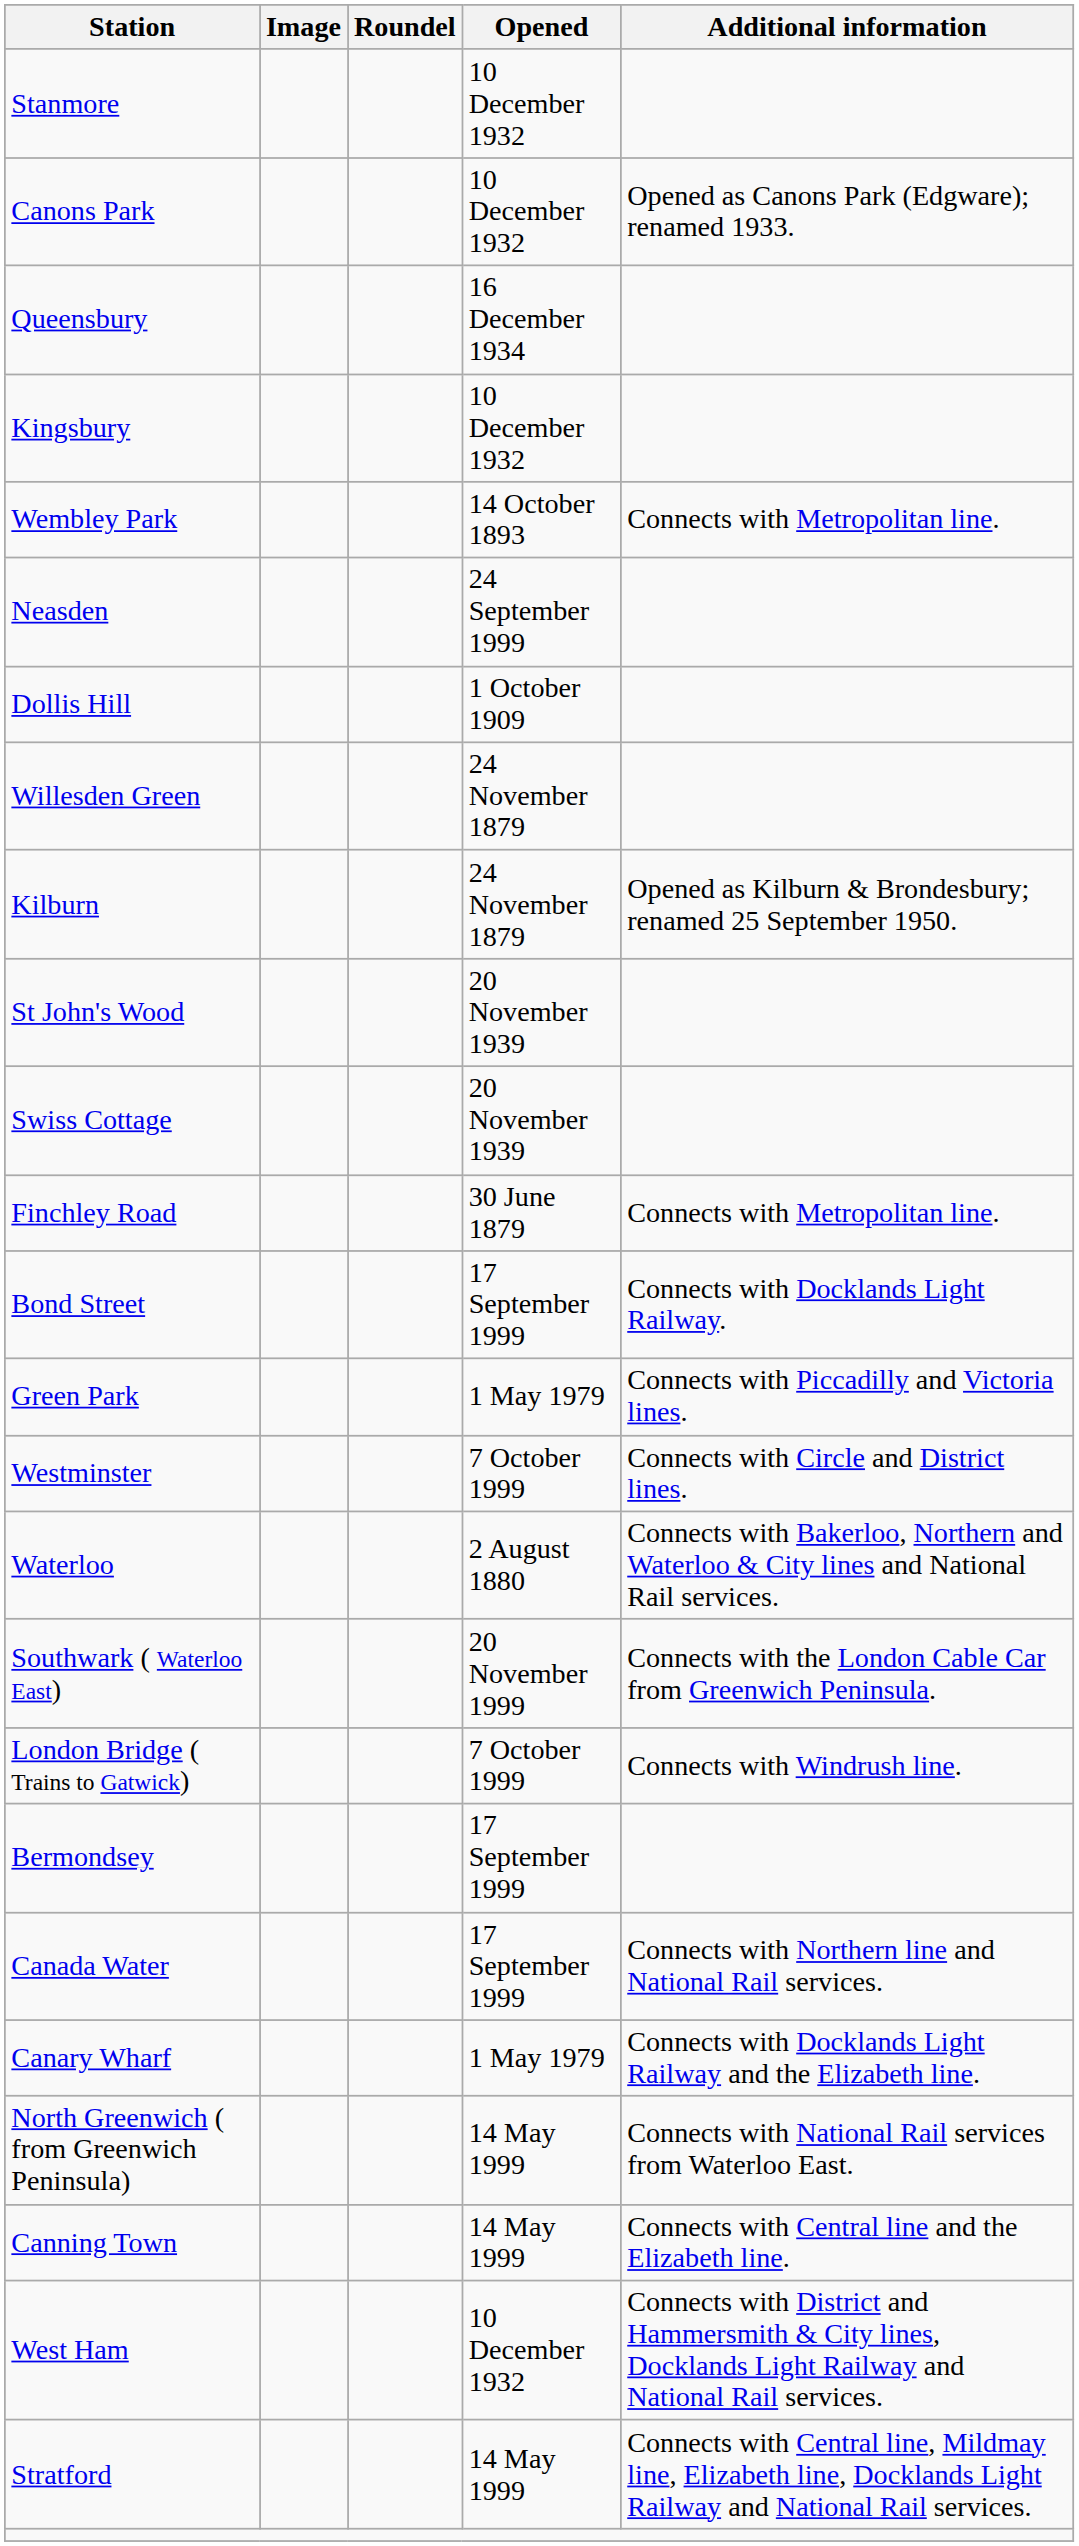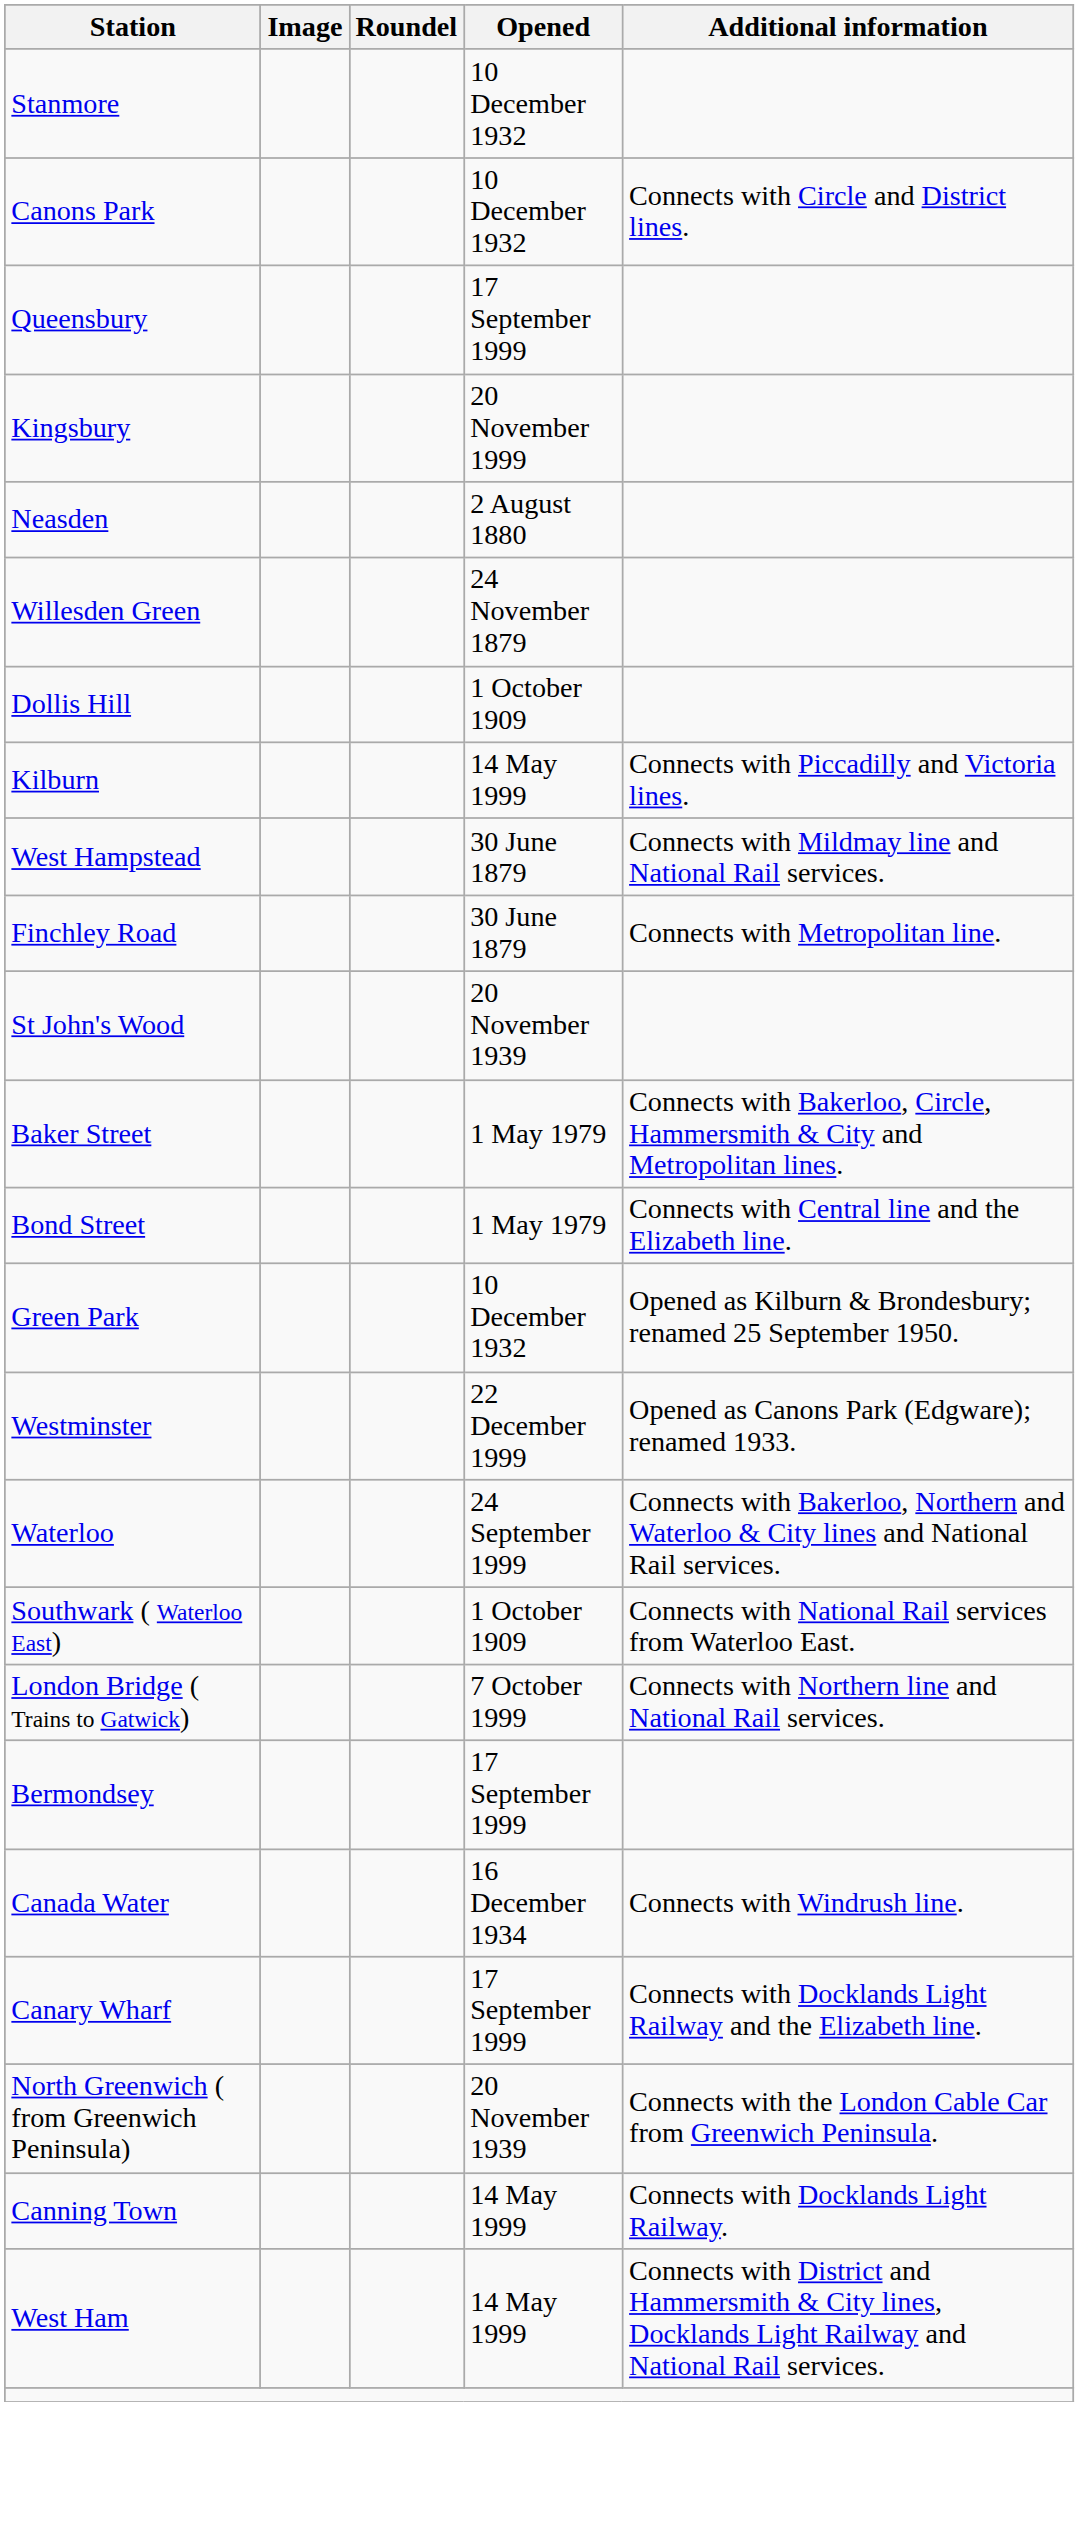(828, 211) Opened as Canons Park (Edgware); renamed 1933. -> (818, 211) Connects with Circle and District lines.
(527, 319) 16 December 1934 -> (530, 319) 17 September 1999
(527, 427) 10 December 1932 -> (530, 427) 20 November 1999
- row: (94, 519)
(529, 611) 24 September 1999 -> (521, 519) 2 August 1880
rows swapped: (71, 703) <-> (106, 795)
(528, 903) 24 November 1879 -> (514, 780) 14 May 1999
(828, 903) Opened as Kilburn & Brondesbury; renamed 25 September 1950. -> (842, 780) Connects with Piccadilly and Victoria lines.
+ row: (106, 856)
rows swapped: (94, 1212) <-> (98, 1011)
- row: (92, 1120)
+ row: (81, 1132)
(529, 1304) 17 September 1999 -> (538, 1225) 1 May 1979
(806, 1304) Connects with Docklands Light Railway. -> (824, 1225) Connects with Central line and the Elizabeth line.
(537, 1396) 1 May 1979 -> (528, 1317) 10 December 1932
(840, 1396) Connects with Piccadilly and Victoria lines. -> (830, 1317) Opened as Kilburn & Brondesbury; renamed 25 September 1950.
(525, 1472) 7 October 1999 -> (528, 1425) 22 December 1999
(816, 1472) Connects with Circle and District lines. -> (830, 1425) Opened as Canons Park (Edgware); renamed 1933.
(519, 1565) 2 August 1880 -> (530, 1533) 24 September 1999
(528, 1673) 20 November 1999 -> (526, 1625) 1 October 1909
(836, 1673) Connects with the London Cable Car from Greenwich Peninsula. -> (838, 1625) Connects with National Rail services from Waterloo East.
(795, 1765) Connects with Windrush line. -> (813, 1701) Connects with Northern line and National Rail services.
(529, 1965) 17 September 1999 -> (528, 1902) 16 December 1934
(811, 1965) Connects with Northern line and National Rail services. -> (796, 1902) Connects with Windrush line.
(537, 2057) 1 May 1979 -> (530, 2010) 17 September 1999
(512, 2149) 14 May 1999 -> (530, 2118) 20 November 1939
(836, 2149) Connects with National Rail services from Waterloo East. -> (838, 2118) Connects with the London Cable Car from Greenwich Peninsula.
(822, 2242) Connects with Central line and the Elizabeth line. -> (808, 2210) Connects with Docklands Light Railway.
(527, 2350) 10 December 1932 -> (514, 2318) 14 May 1999
- row: (61, 2473)
